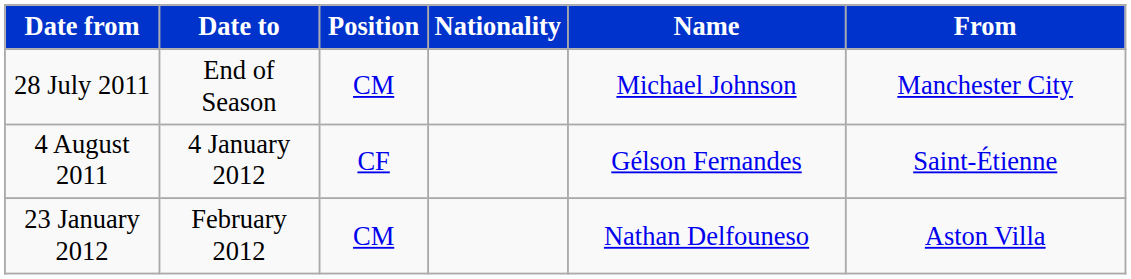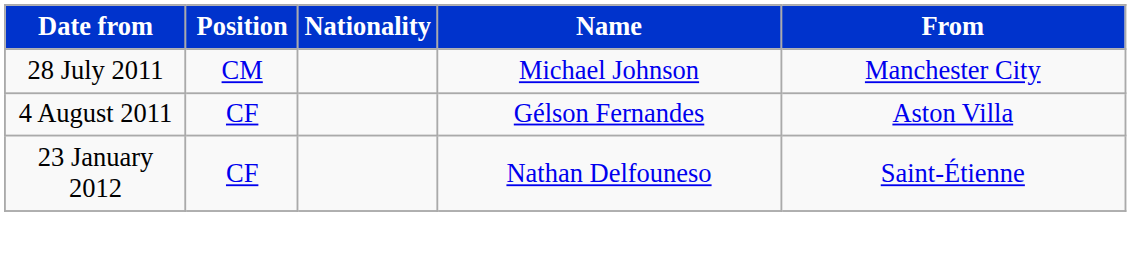- column: (239, 26)
(985, 161) Saint-Étienne -> (953, 114) Aston Villa
(374, 236) CM -> (242, 173) CF
(985, 236) Aston Villa -> (953, 173) Saint-Étienne
